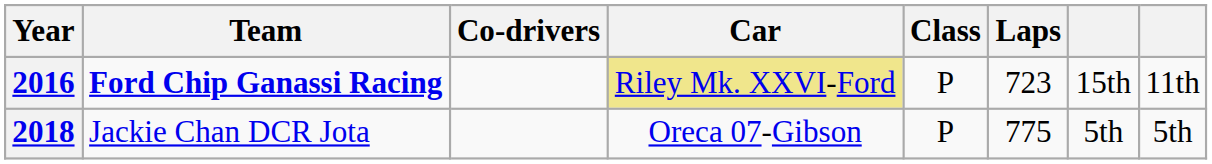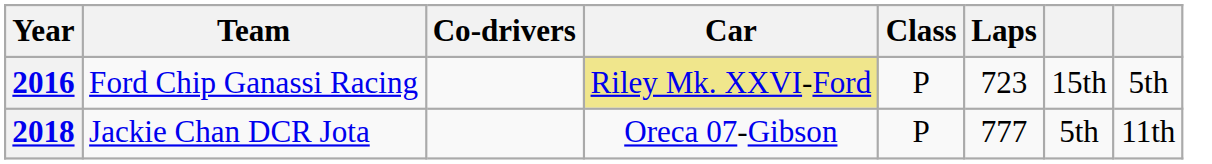(266, 81) bold -> (254, 81) normal
(1173, 81) 11th -> (1148, 81) 5th
(1028, 133) 775 -> (1004, 133) 777
(1173, 133) 5th -> (1148, 133) 11th
